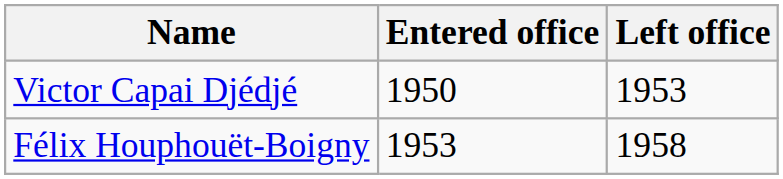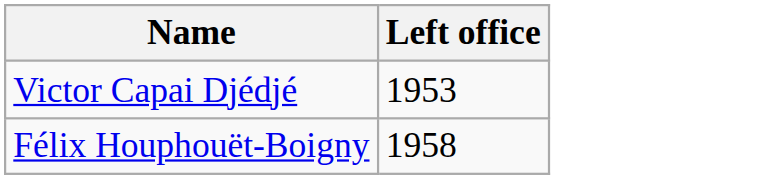- column: (493, 32)
